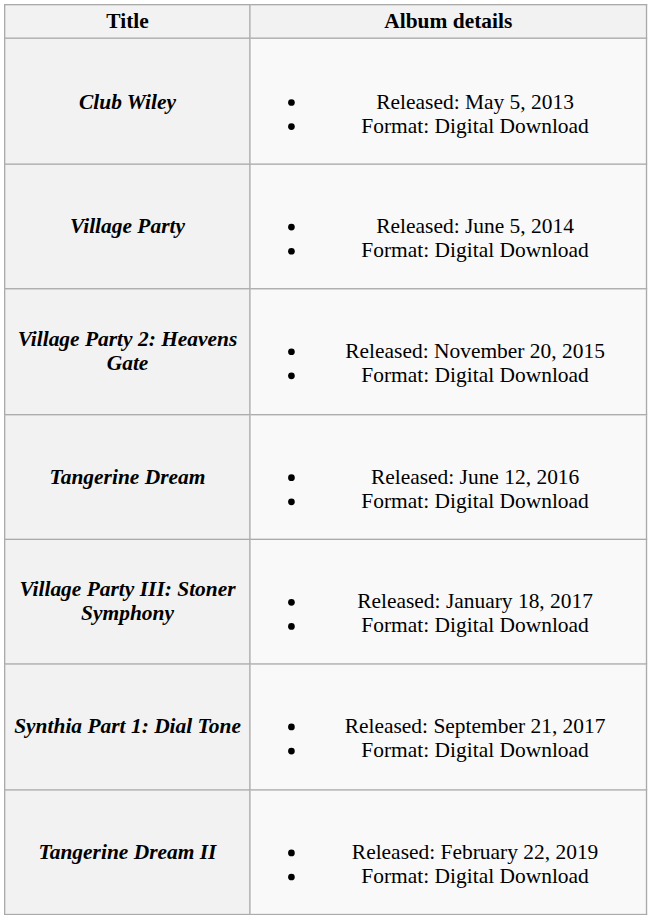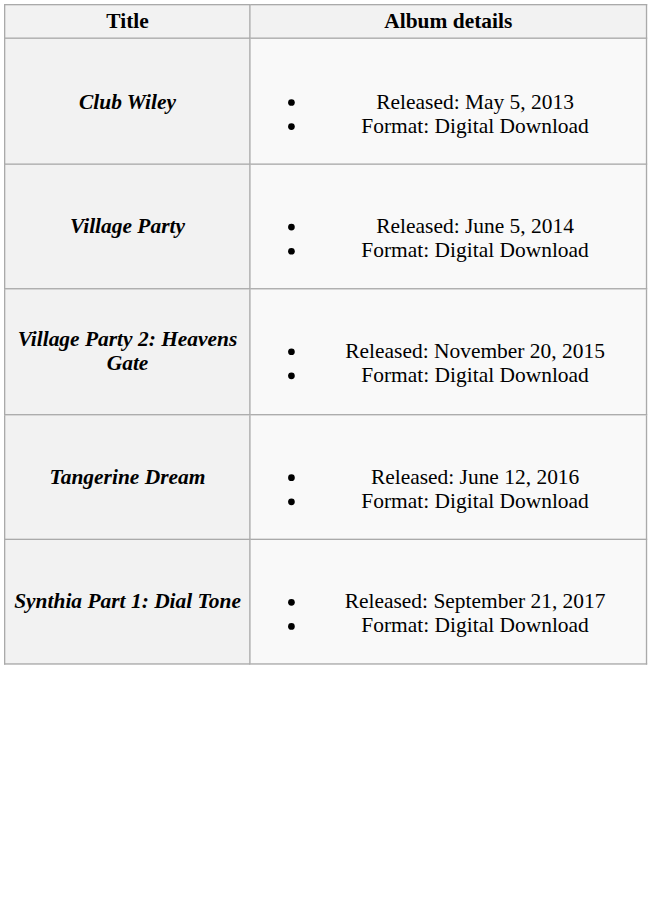- row: (128, 601)
- row: (128, 851)
